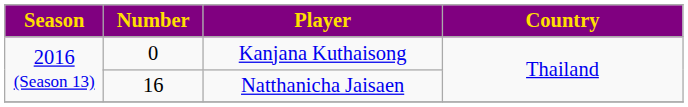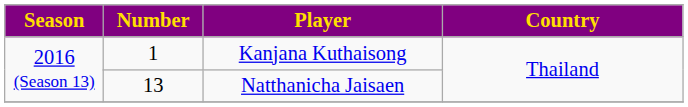(153, 53) 0 -> (153, 53) 1
(153, 85) 16 -> (153, 85) 13
